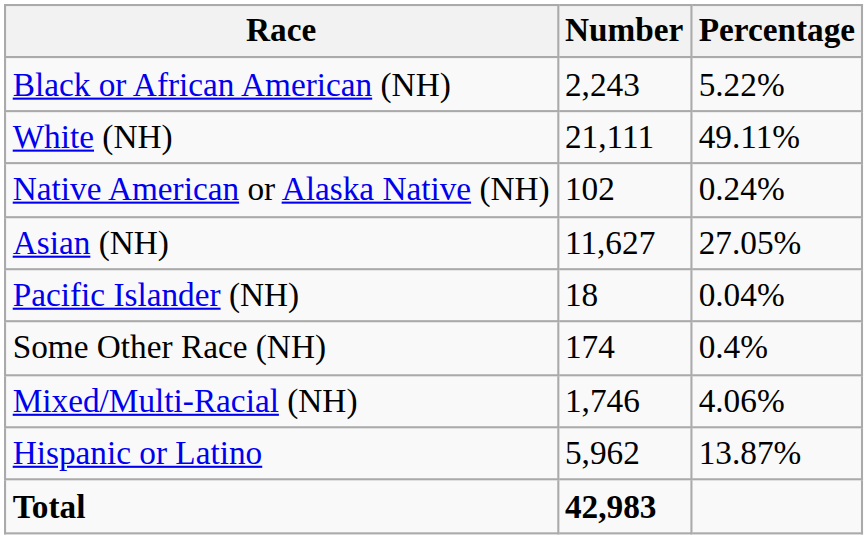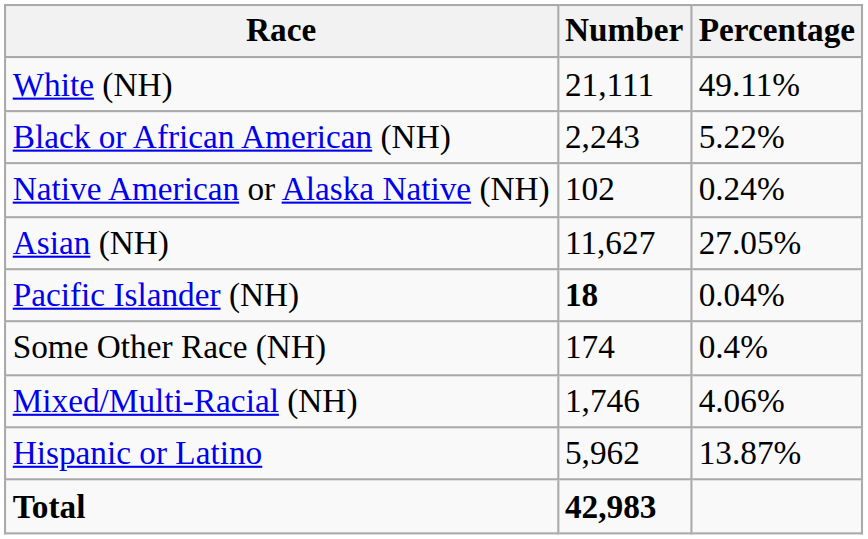rows swapped: (93, 136) <-> (232, 83)
(582, 294) normal -> (582, 294) bold
